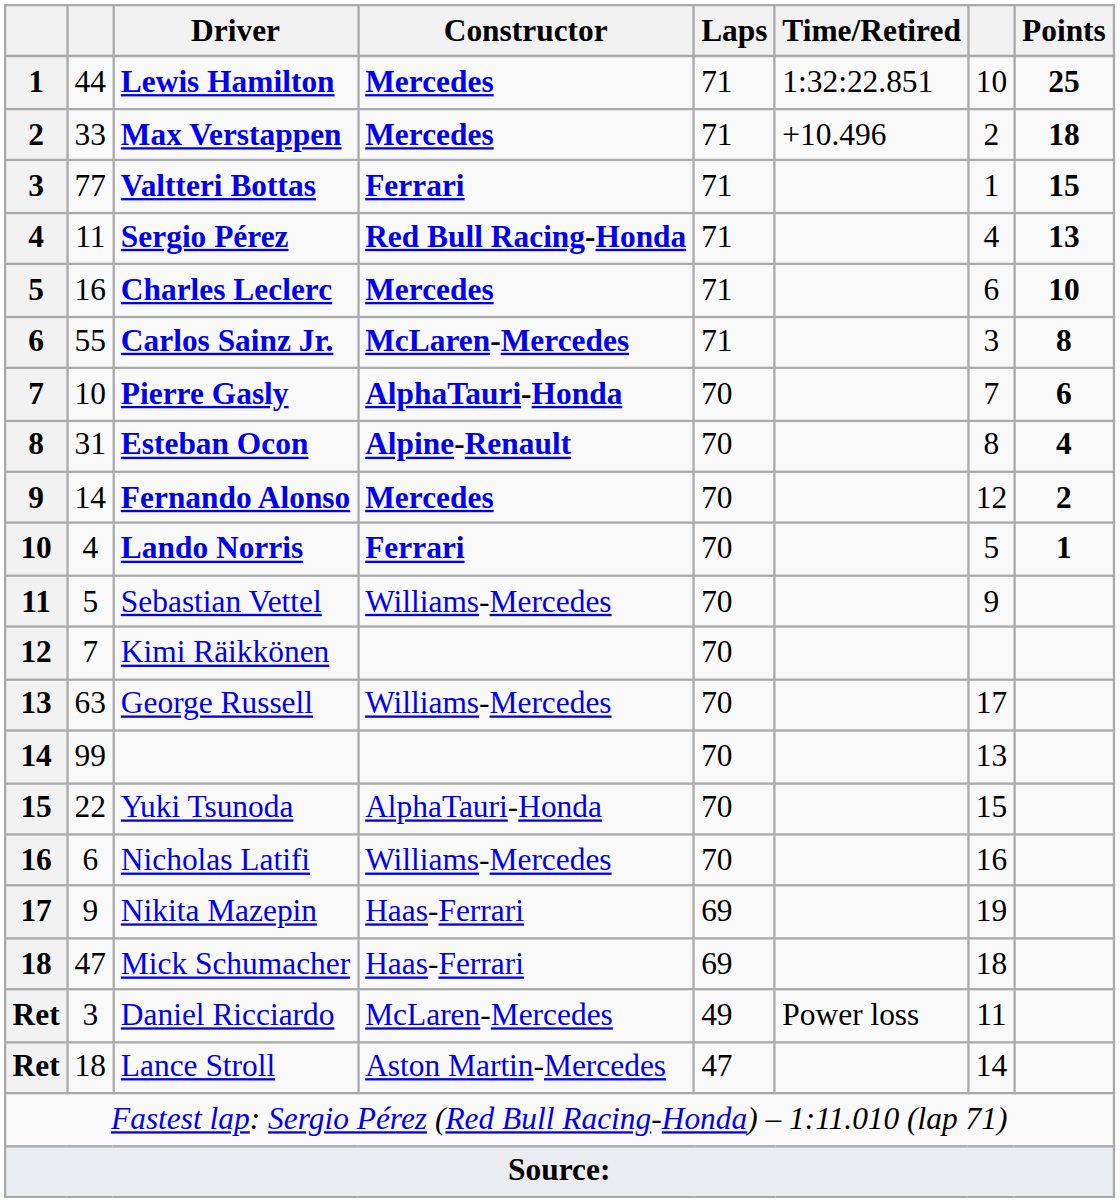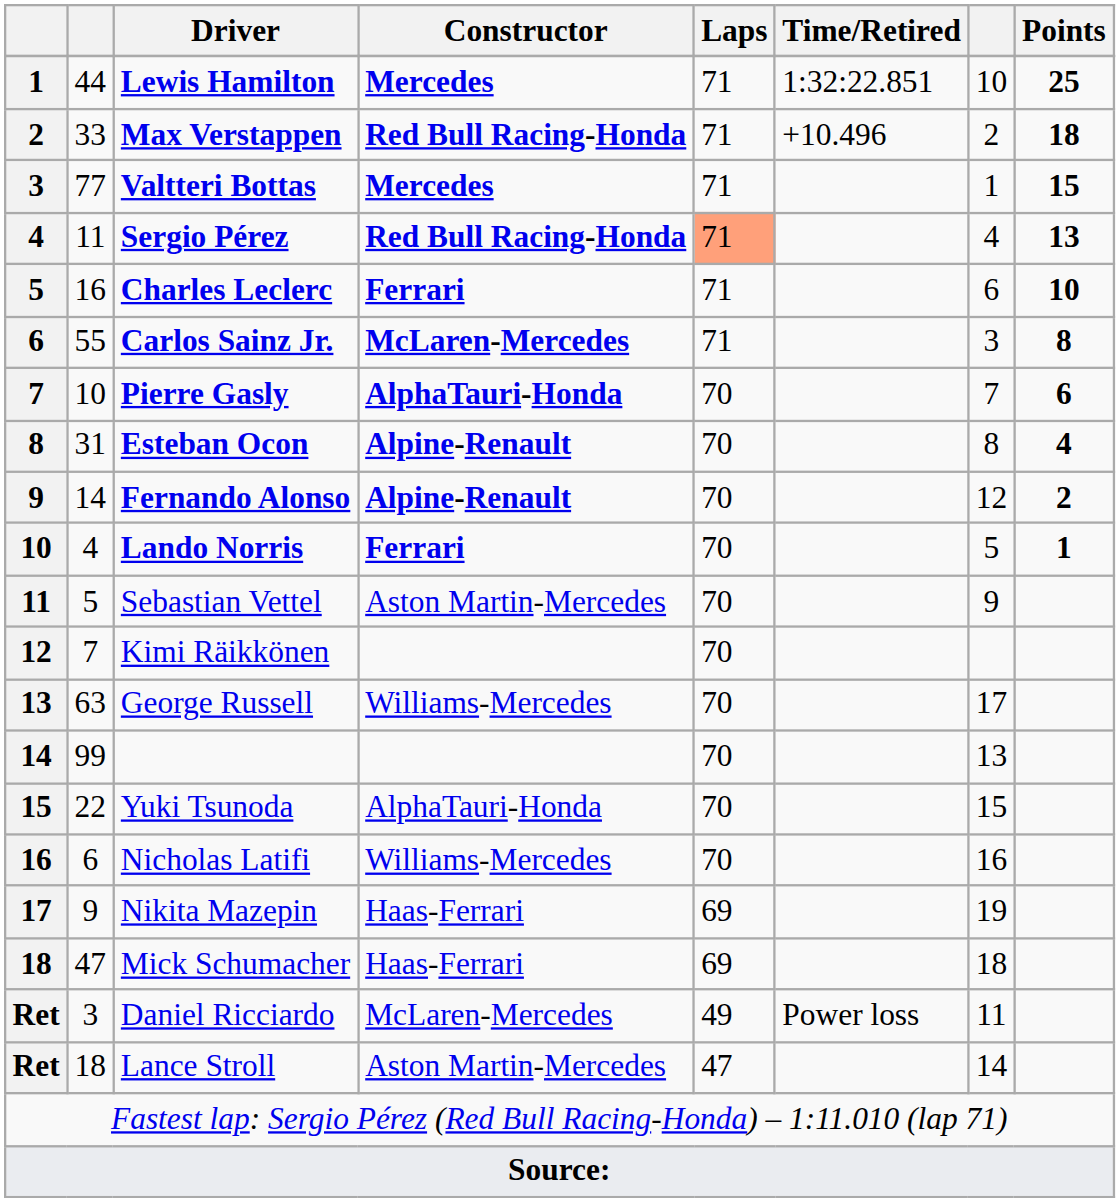(429, 133) Mercedes -> (526, 133) Red Bull Racing-Honda
(415, 185) Ferrari -> (429, 185) Mercedes
(717, 237) no background -> (717, 237) lightsalmon background
(429, 289) Mercedes -> (415, 289) Ferrari
(429, 496) Mercedes -> (468, 496) Alpine-Renault
(488, 600) Williams-Mercedes -> (516, 600) Aston Martin-Mercedes
